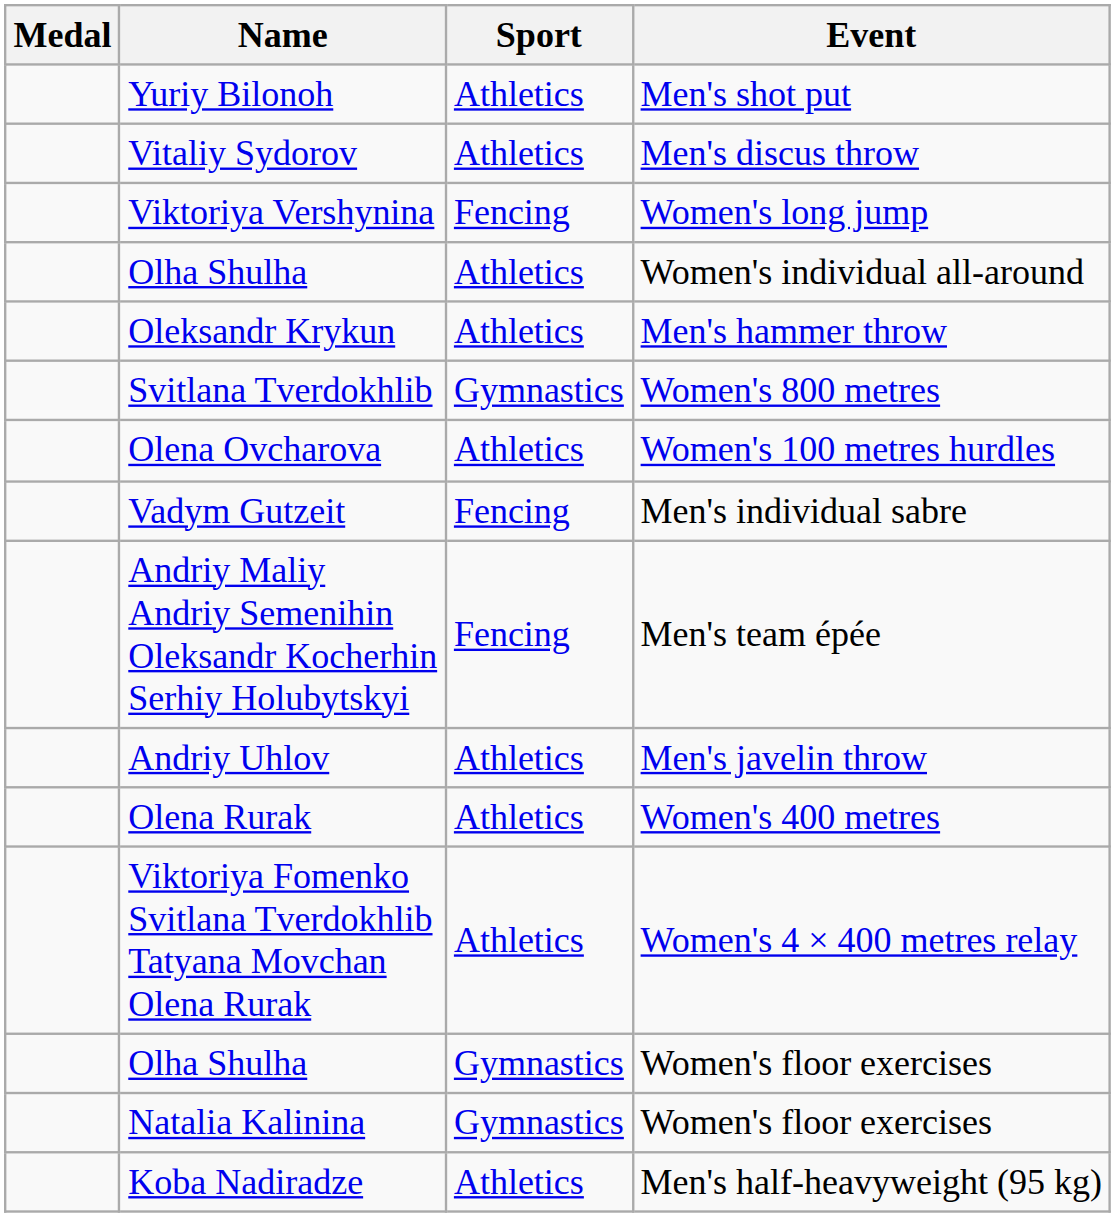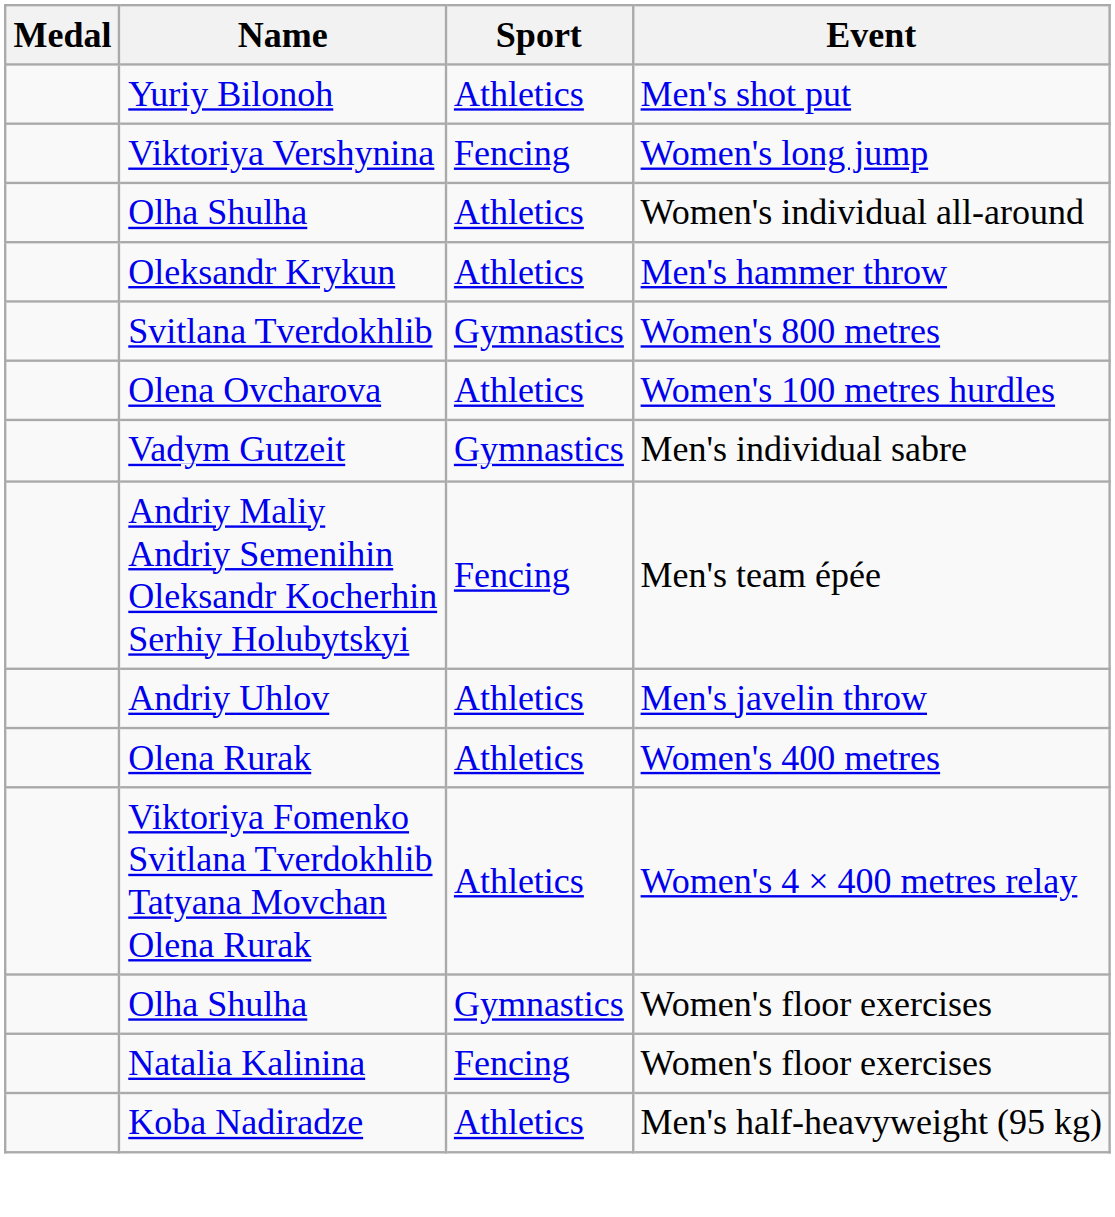- row: (243, 153)
(512, 509) Fencing -> (539, 450) Gymnastics
(539, 1121) Gymnastics -> (512, 1062) Fencing
